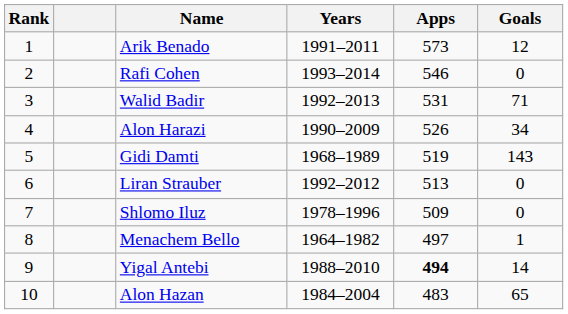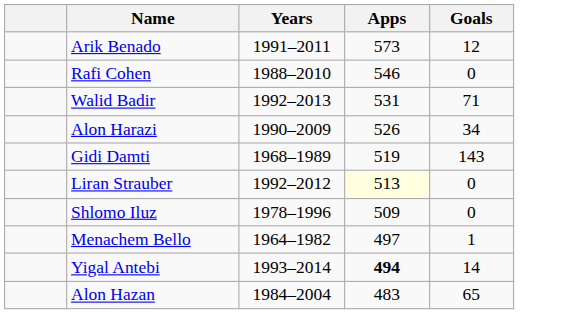- column: (29, 18)
(340, 73) 1993–2014 -> (292, 73) 1988–2010
(436, 184) no background -> (387, 184) lightyellow background
(340, 267) 1988–2010 -> (292, 267) 1993–2014
